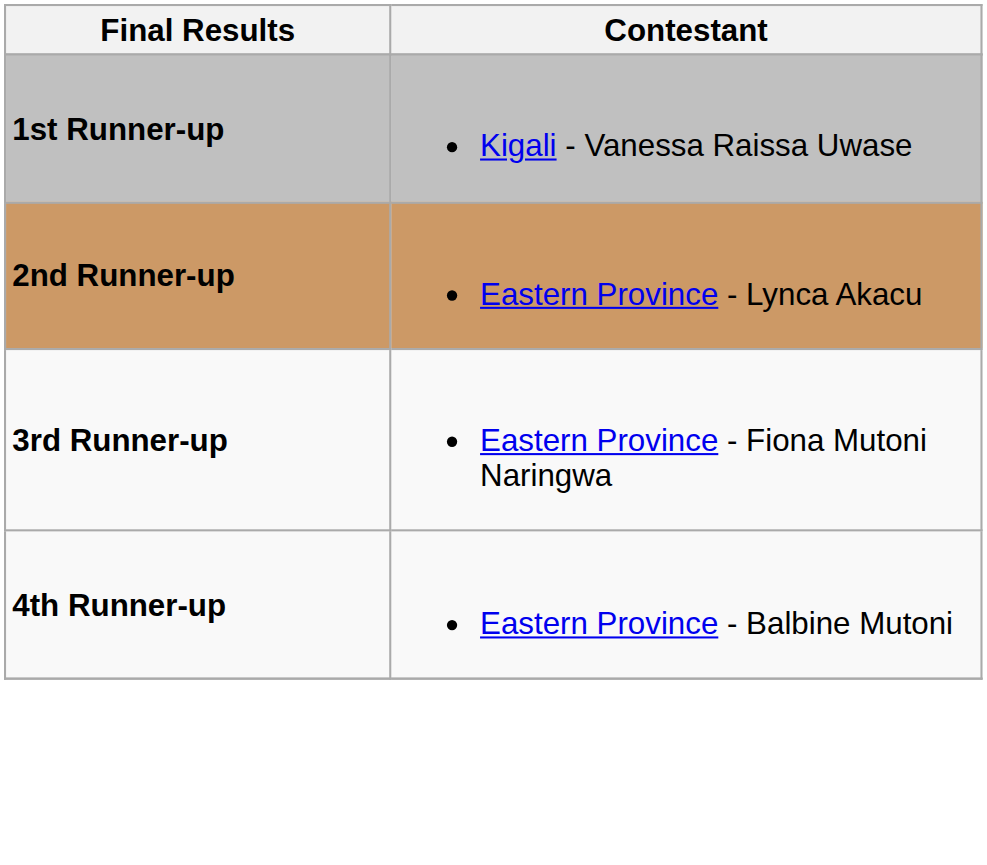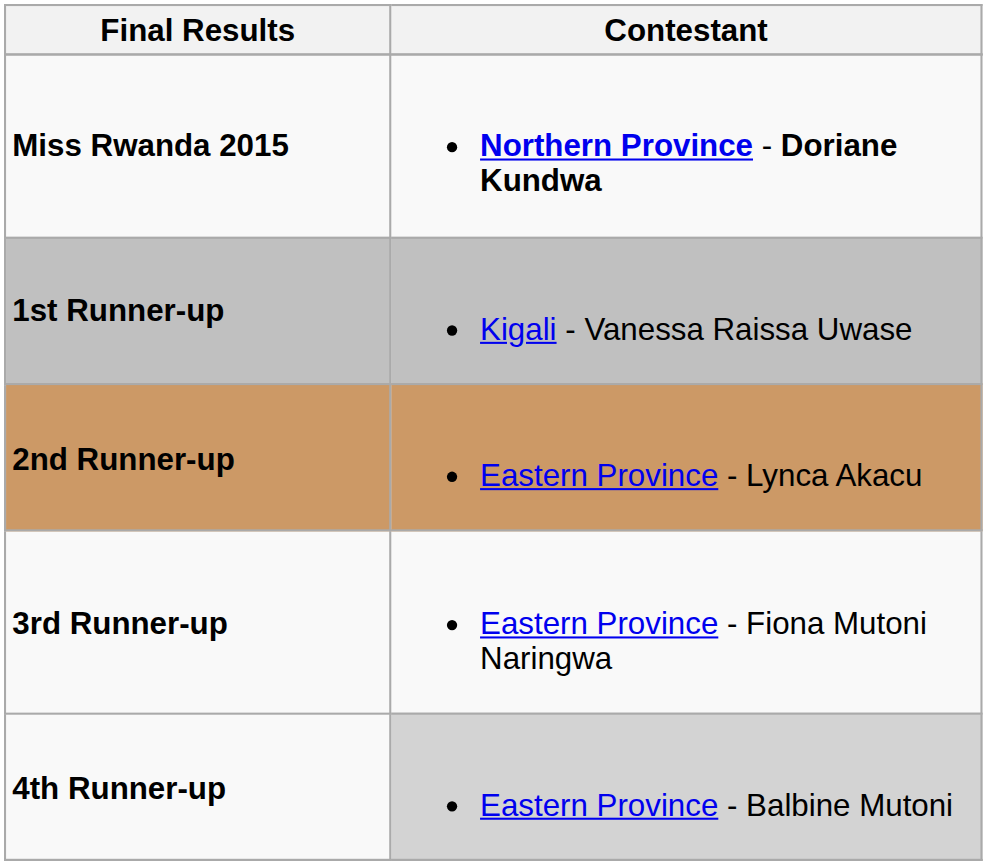+ row: (151, 146)
(686, 622) no background -> (686, 805) lightgrey background
